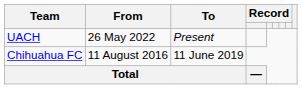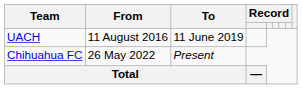(122, 37) 26 May 2022 -> (128, 37) 11 August 2016
(194, 37) Present -> (208, 37) 11 June 2019
(128, 56) 11 August 2016 -> (122, 56) 26 May 2022
(208, 56) 11 June 2019 -> (194, 56) Present
